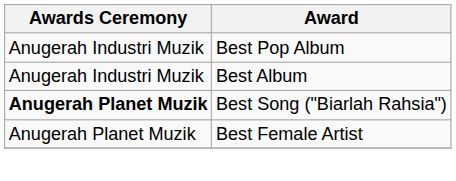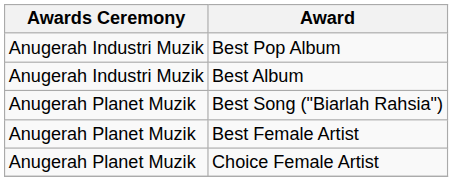(108, 104) bold -> (102, 104) normal
+ row: (295, 162)
